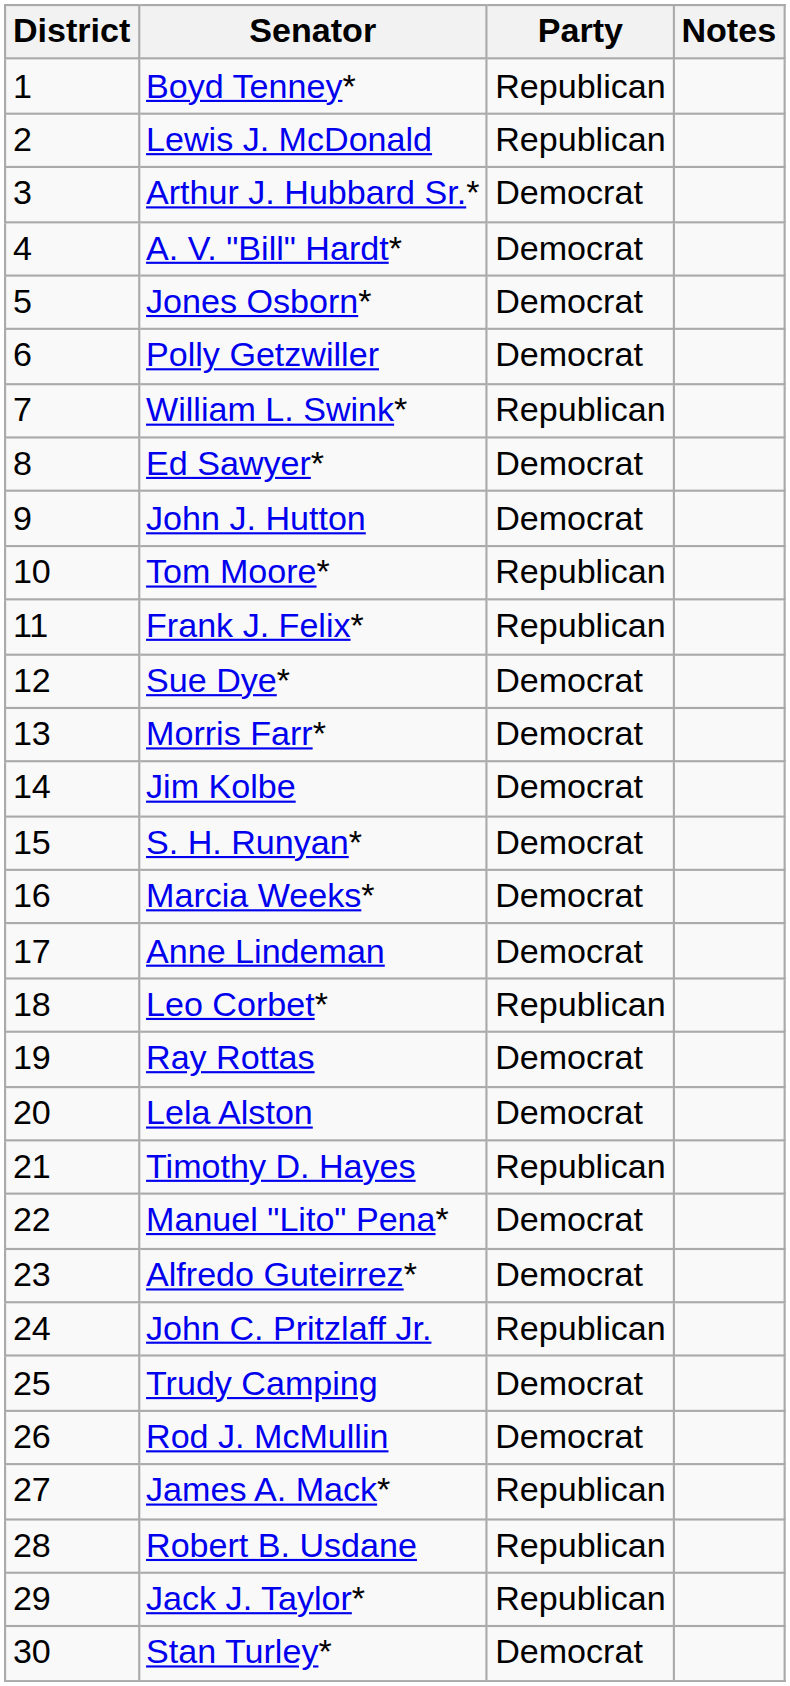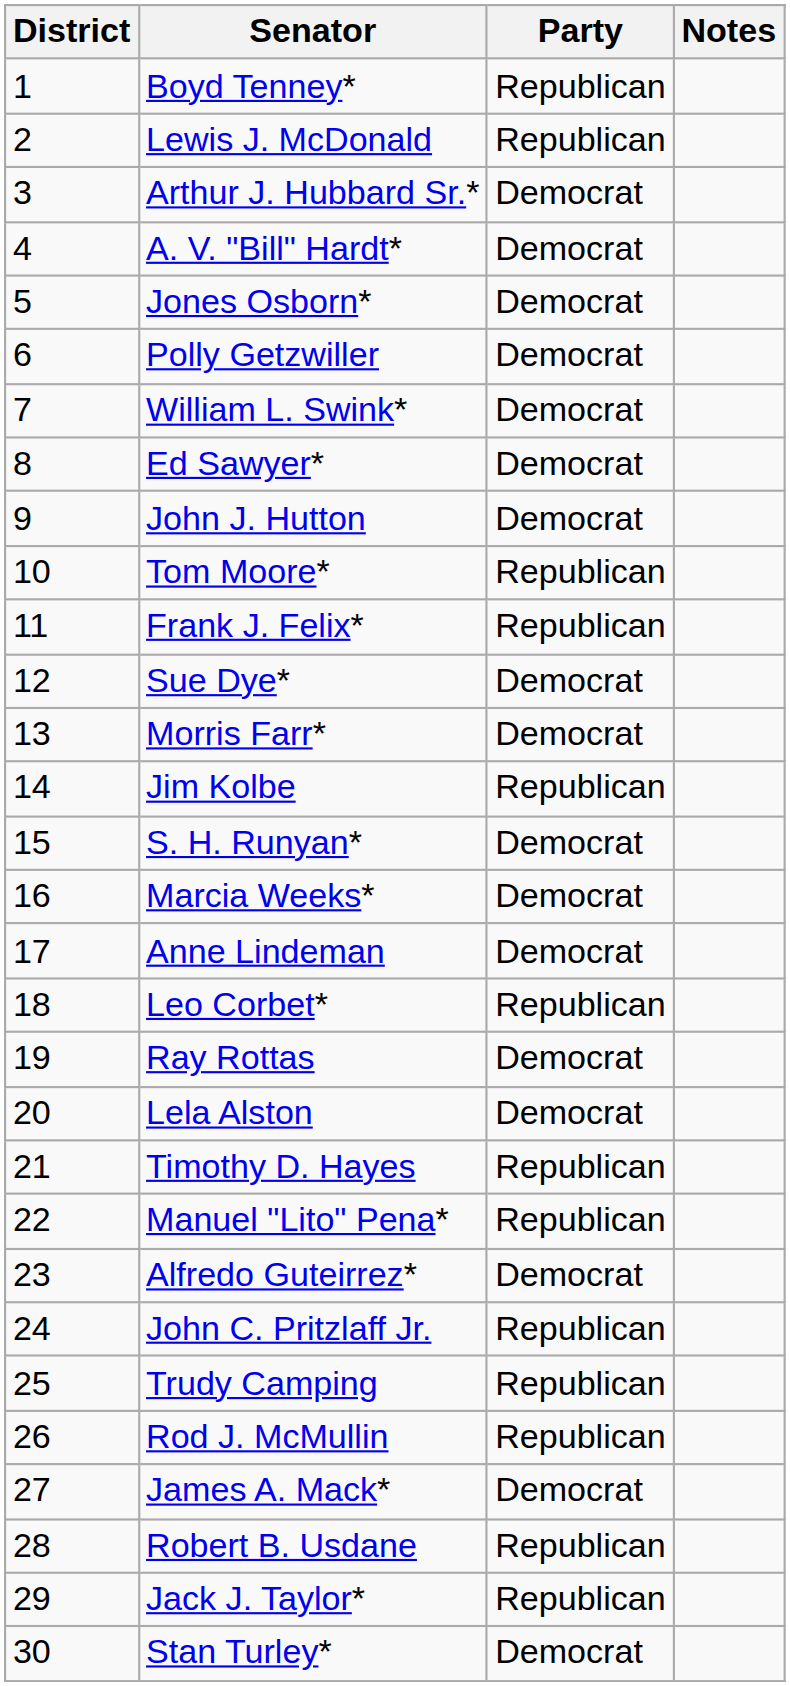(580, 409) Republican -> (569, 409) Democrat
(569, 788) Democrat -> (580, 788) Republican
(569, 1220) Democrat -> (580, 1220) Republican
(569, 1382) Democrat -> (580, 1382) Republican
(569, 1436) Democrat -> (580, 1436) Republican
(580, 1490) Republican -> (569, 1490) Democrat
